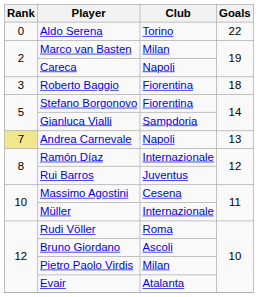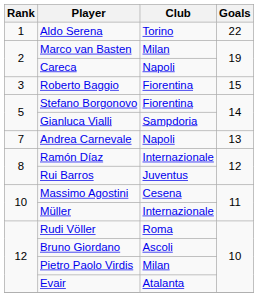(21, 31) 0 -> (21, 31) 1
(235, 85) 18 -> (235, 85) 15
(21, 139) khaki background -> (21, 139) no background
